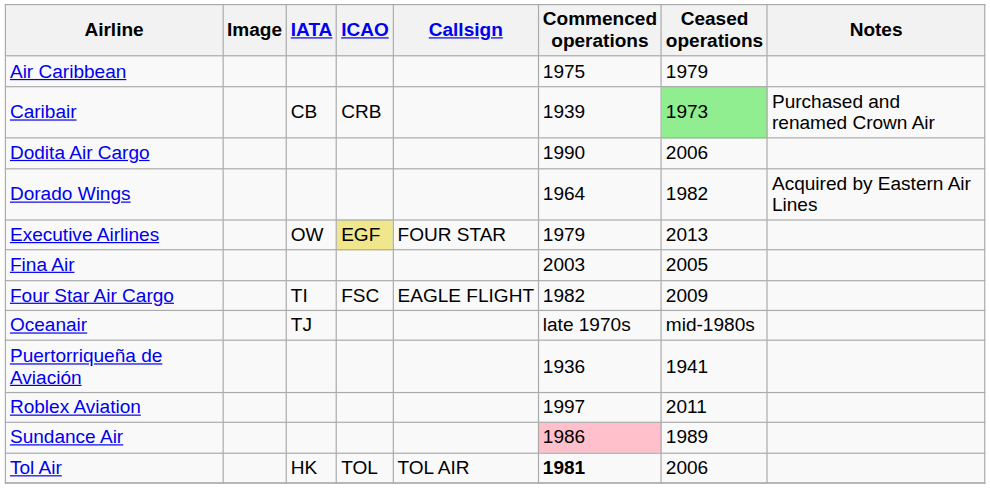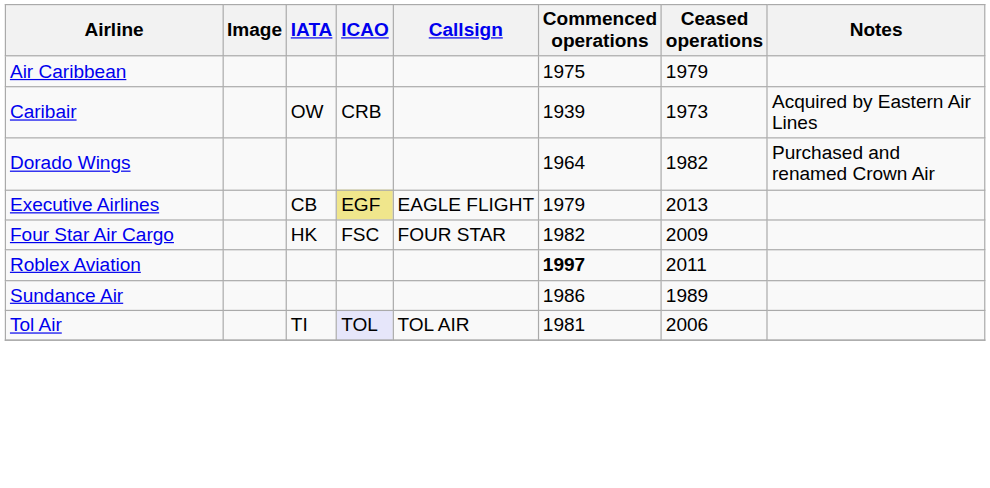(304, 112) CB -> (307, 112) OW
(687, 112) lightgreen background -> (687, 112) no background
(853, 112) Purchased and renamed Crown Air -> (871, 112) Acquired by Eastern Air Lines
- row: (80, 153)
(871, 193) Acquired by Eastern Air Lines -> (853, 163) Purchased and renamed Crown Air
(307, 234) OW -> (304, 204) CB
(452, 234) FOUR STAR -> (466, 204) EAGLE FLIGHT
- row: (42, 265)
(299, 295) TI -> (304, 234) HK
(466, 295) EAGLE FLIGHT -> (452, 234) FOUR STAR
- row: (49, 325)
- row: (86, 366)
(564, 407) normal -> (564, 265) bold
(564, 437) pink background -> (564, 295) no background
(304, 467) HK -> (299, 325) TI
(359, 467) no background -> (359, 325) lavender background
(564, 467) bold -> (564, 325) normal
